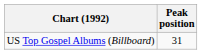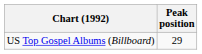(177, 40) 31 -> (177, 40) 29
